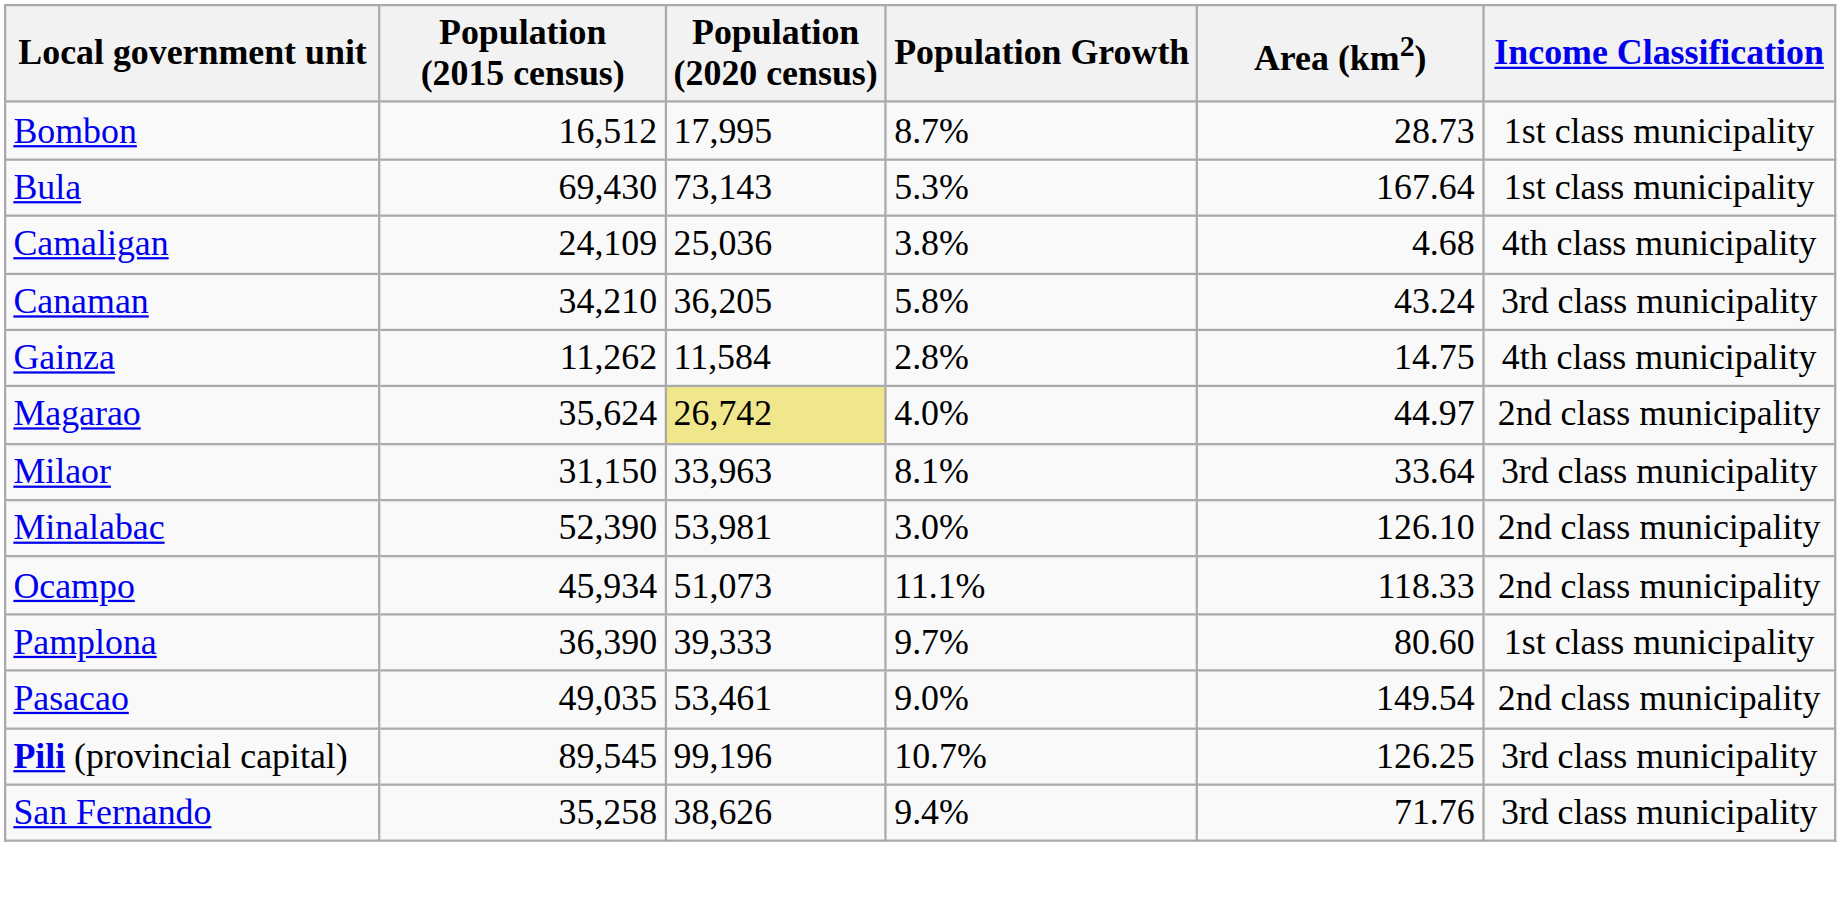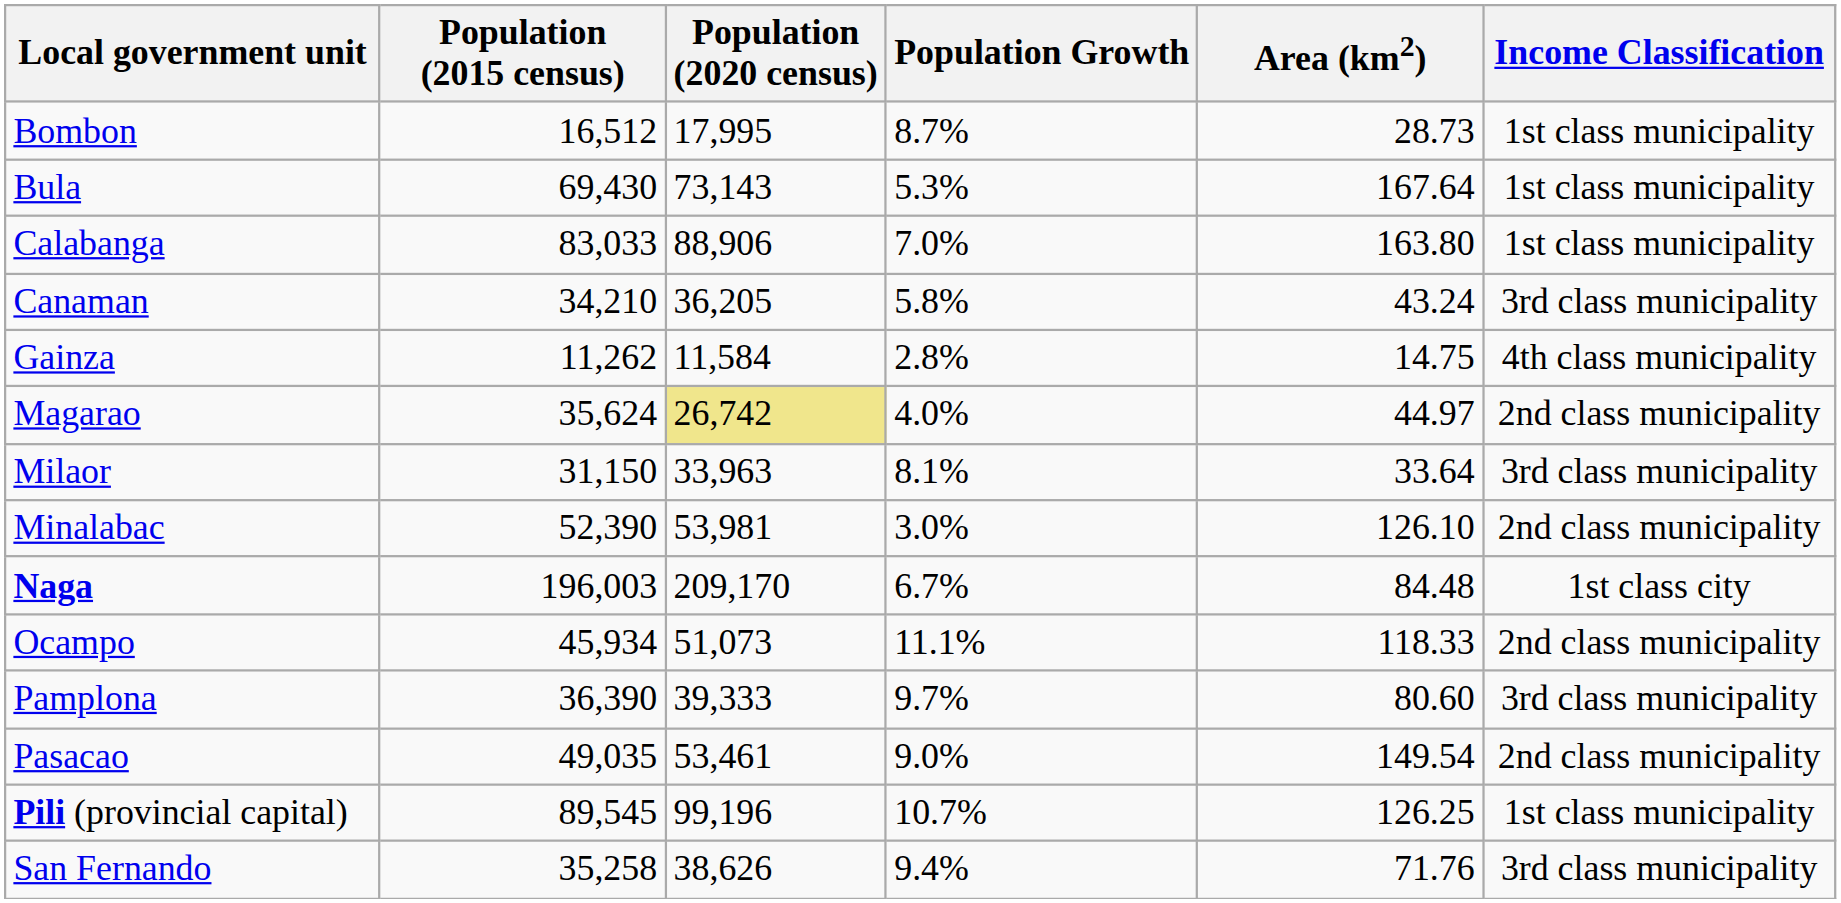+ row: (89, 243)
- row: (91, 243)
+ row: (53, 584)
(1659, 641) 1st class municipality -> (1659, 698) 3rd class municipality
(1659, 755) 3rd class municipality -> (1659, 812) 1st class municipality
